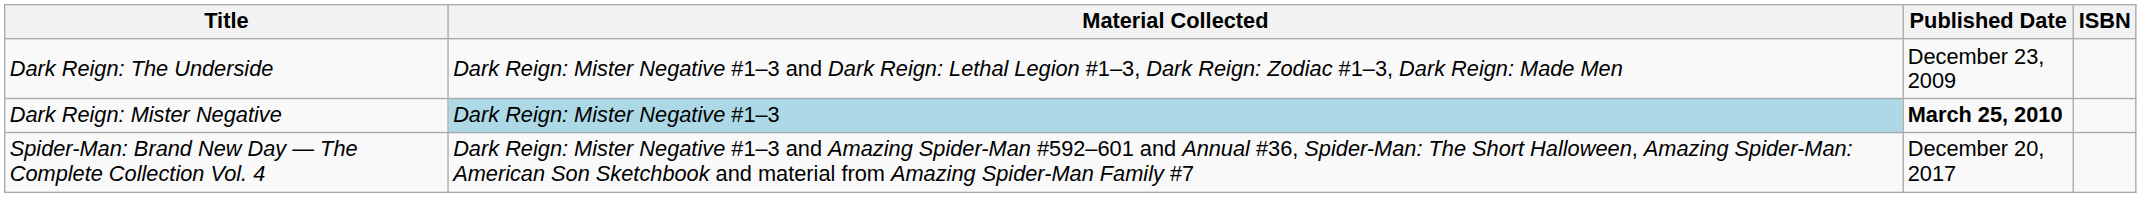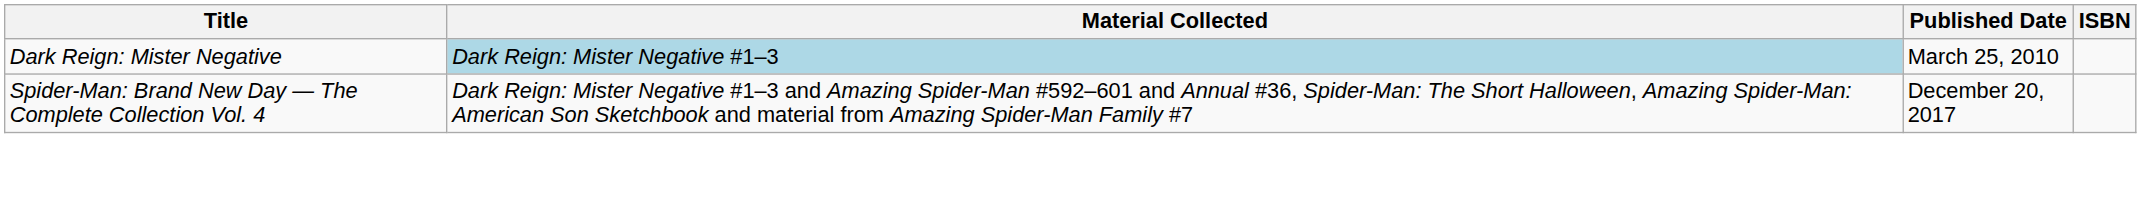- row: (142, 68)
(1985, 115) bold -> (1983, 56) normal
